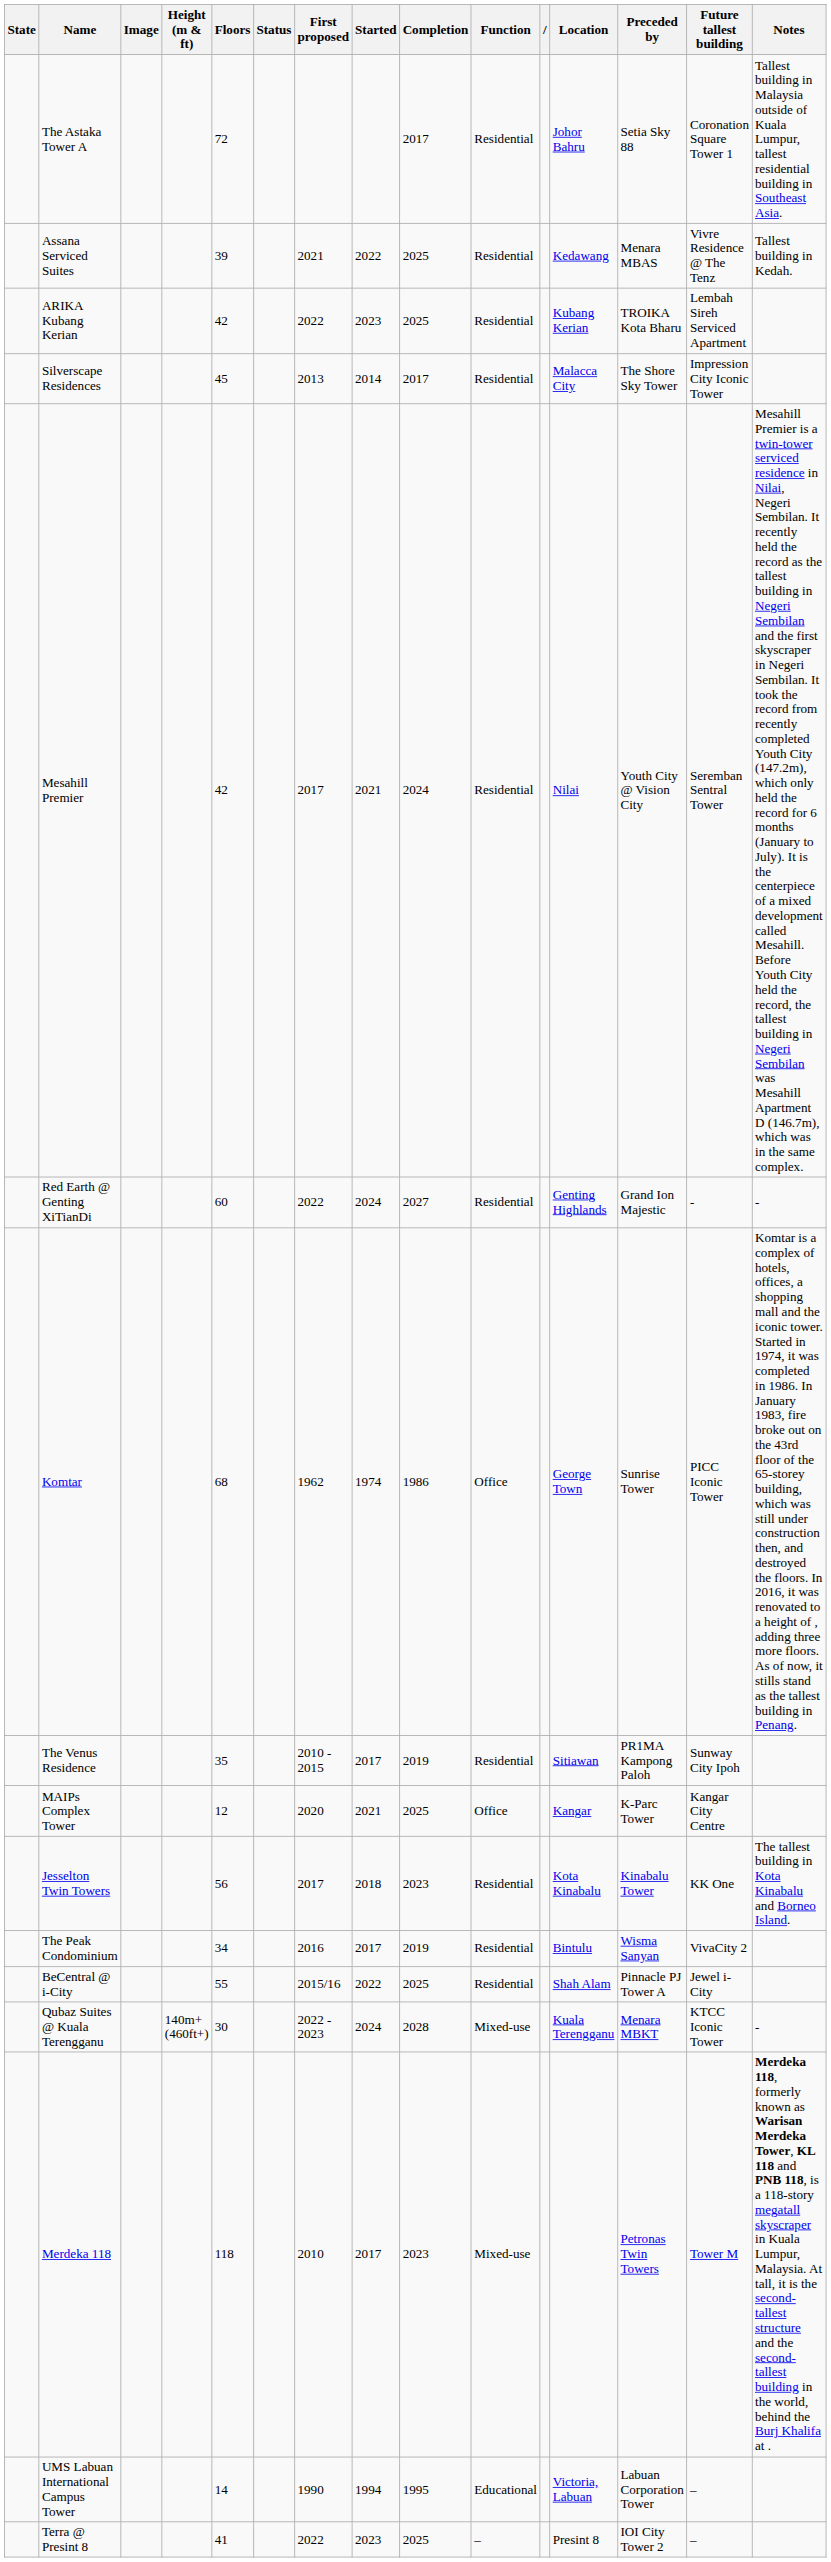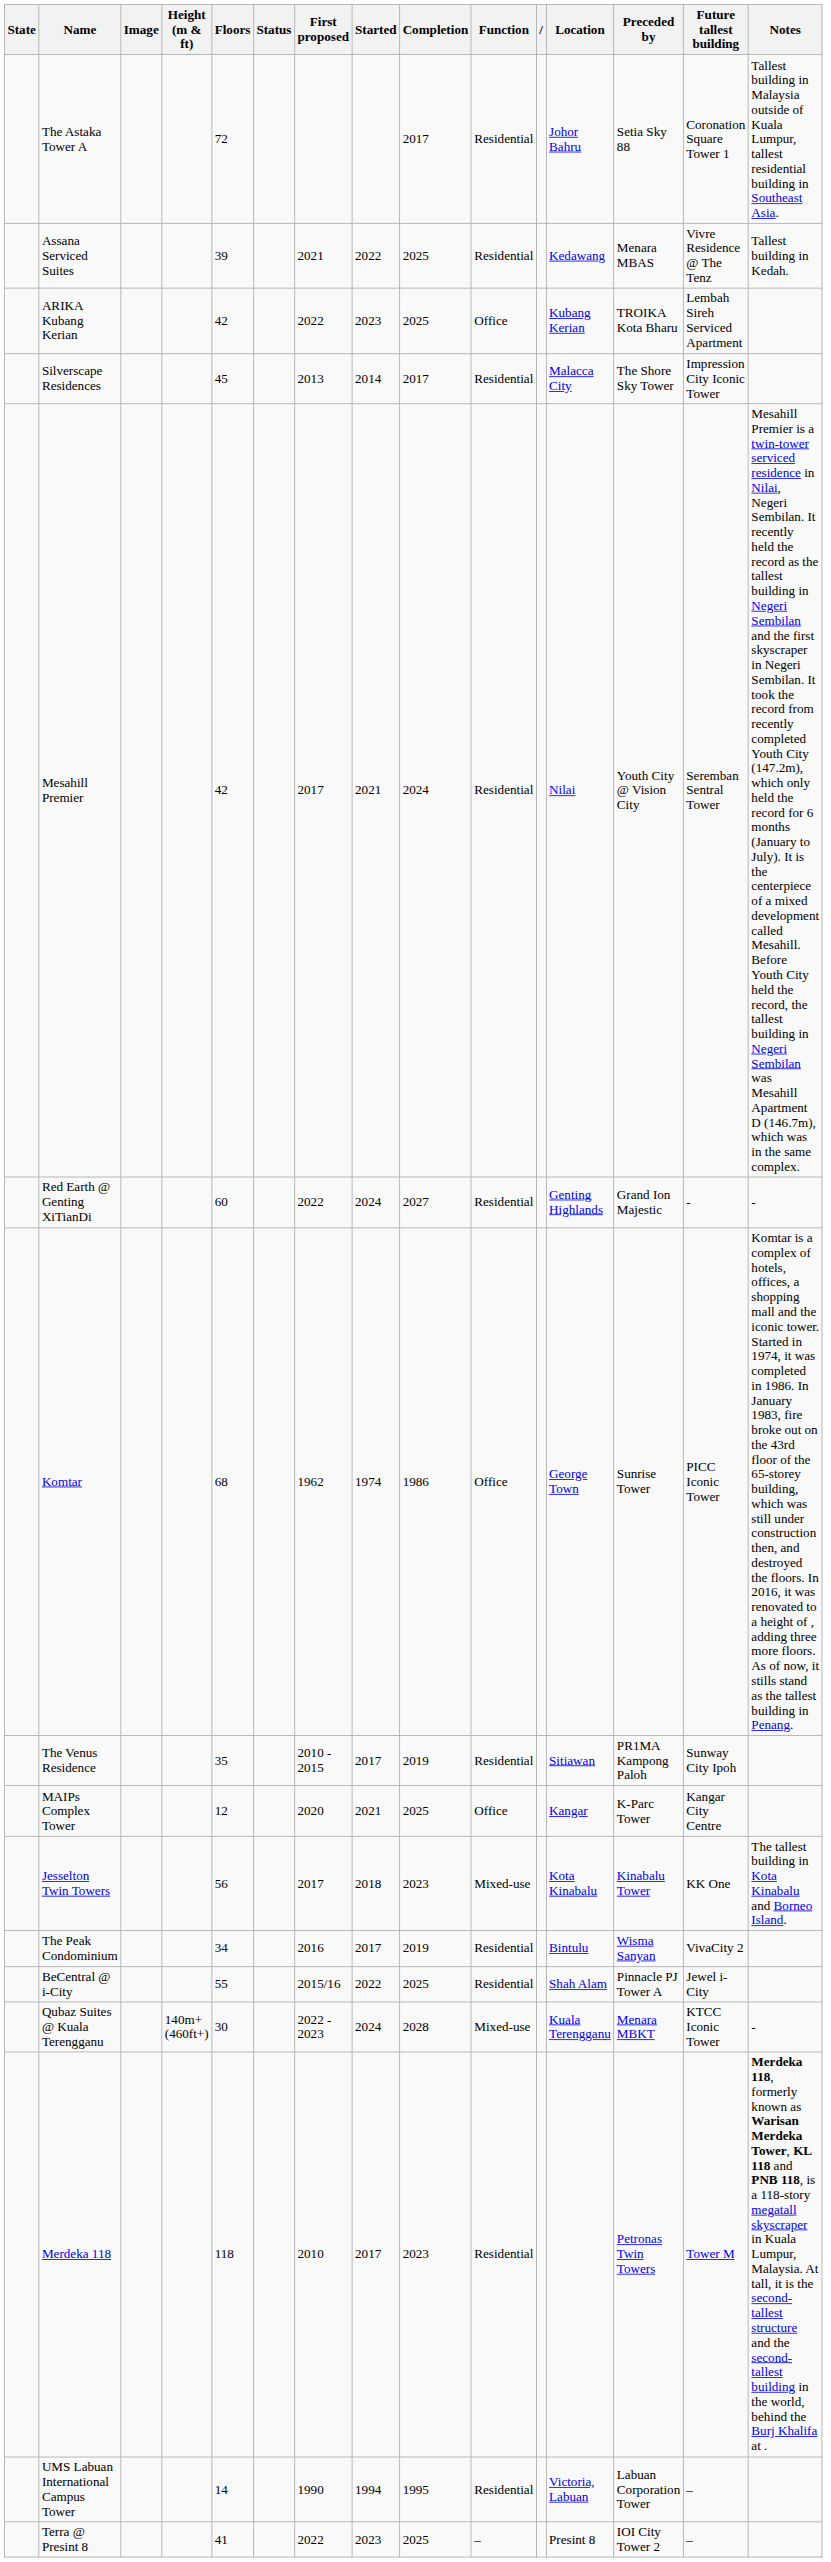(504, 320) Residential -> (491, 320) Office
(504, 1883) Residential -> (502, 1883) Mixed-use
(502, 2254) Mixed-use -> (504, 2254) Residential
(506, 2489) Educational -> (504, 2489) Residential
